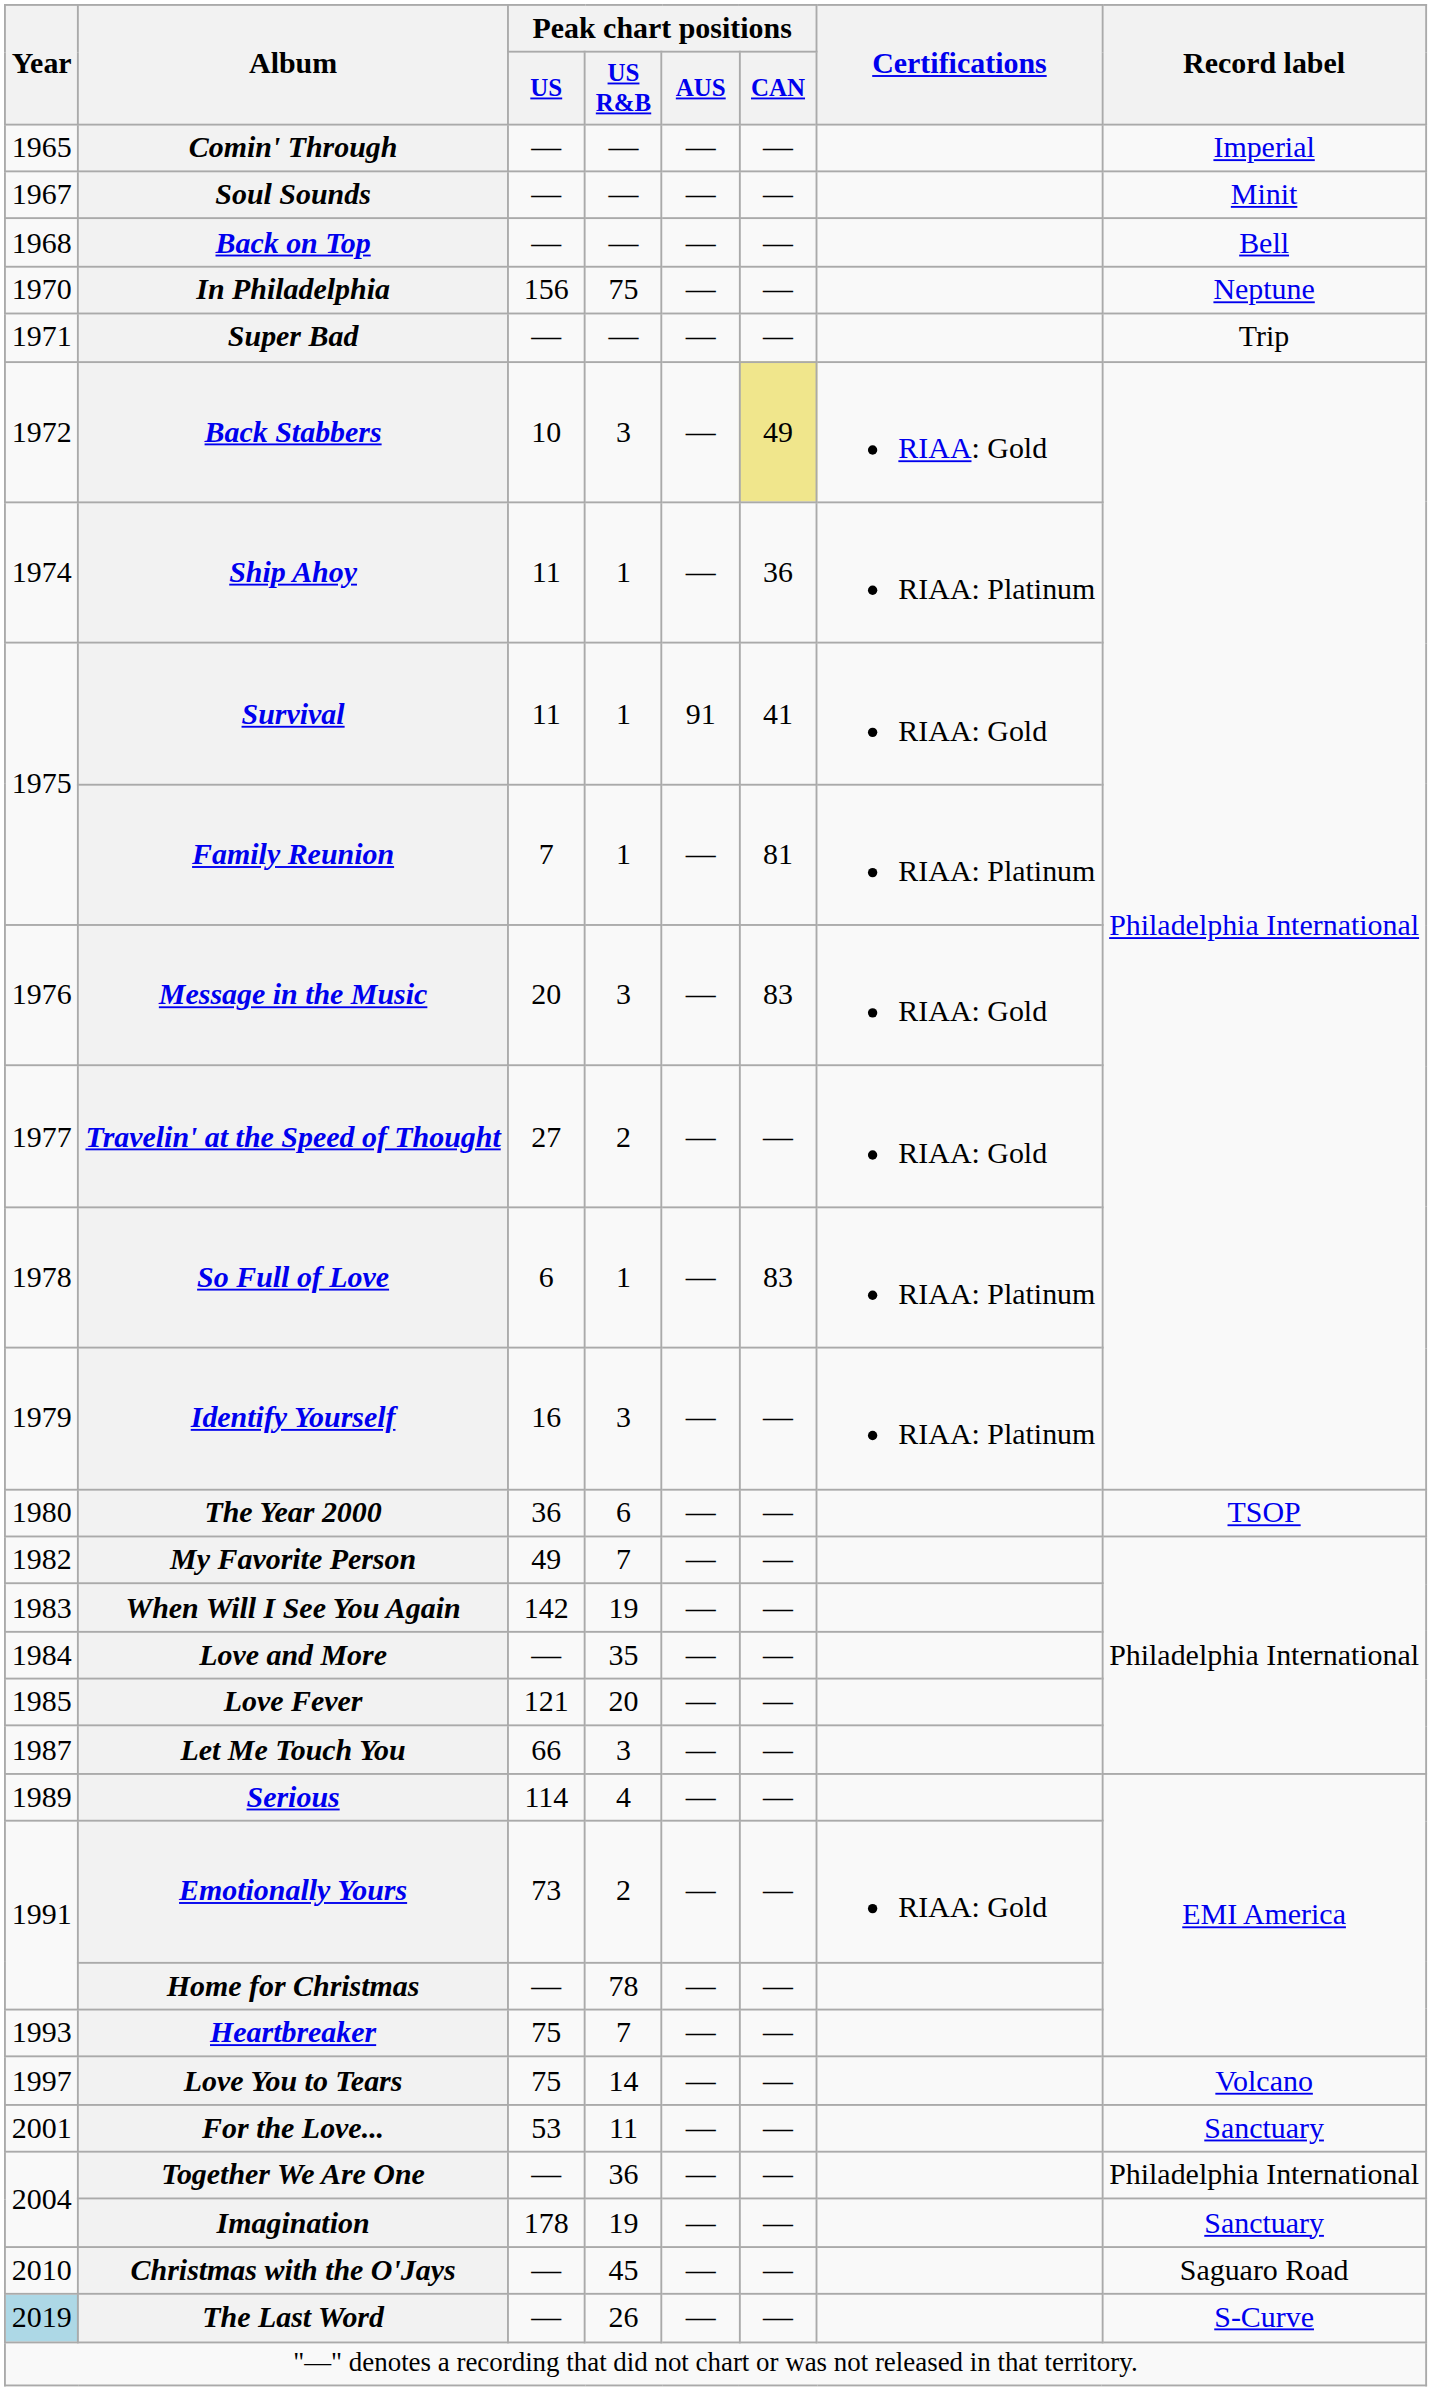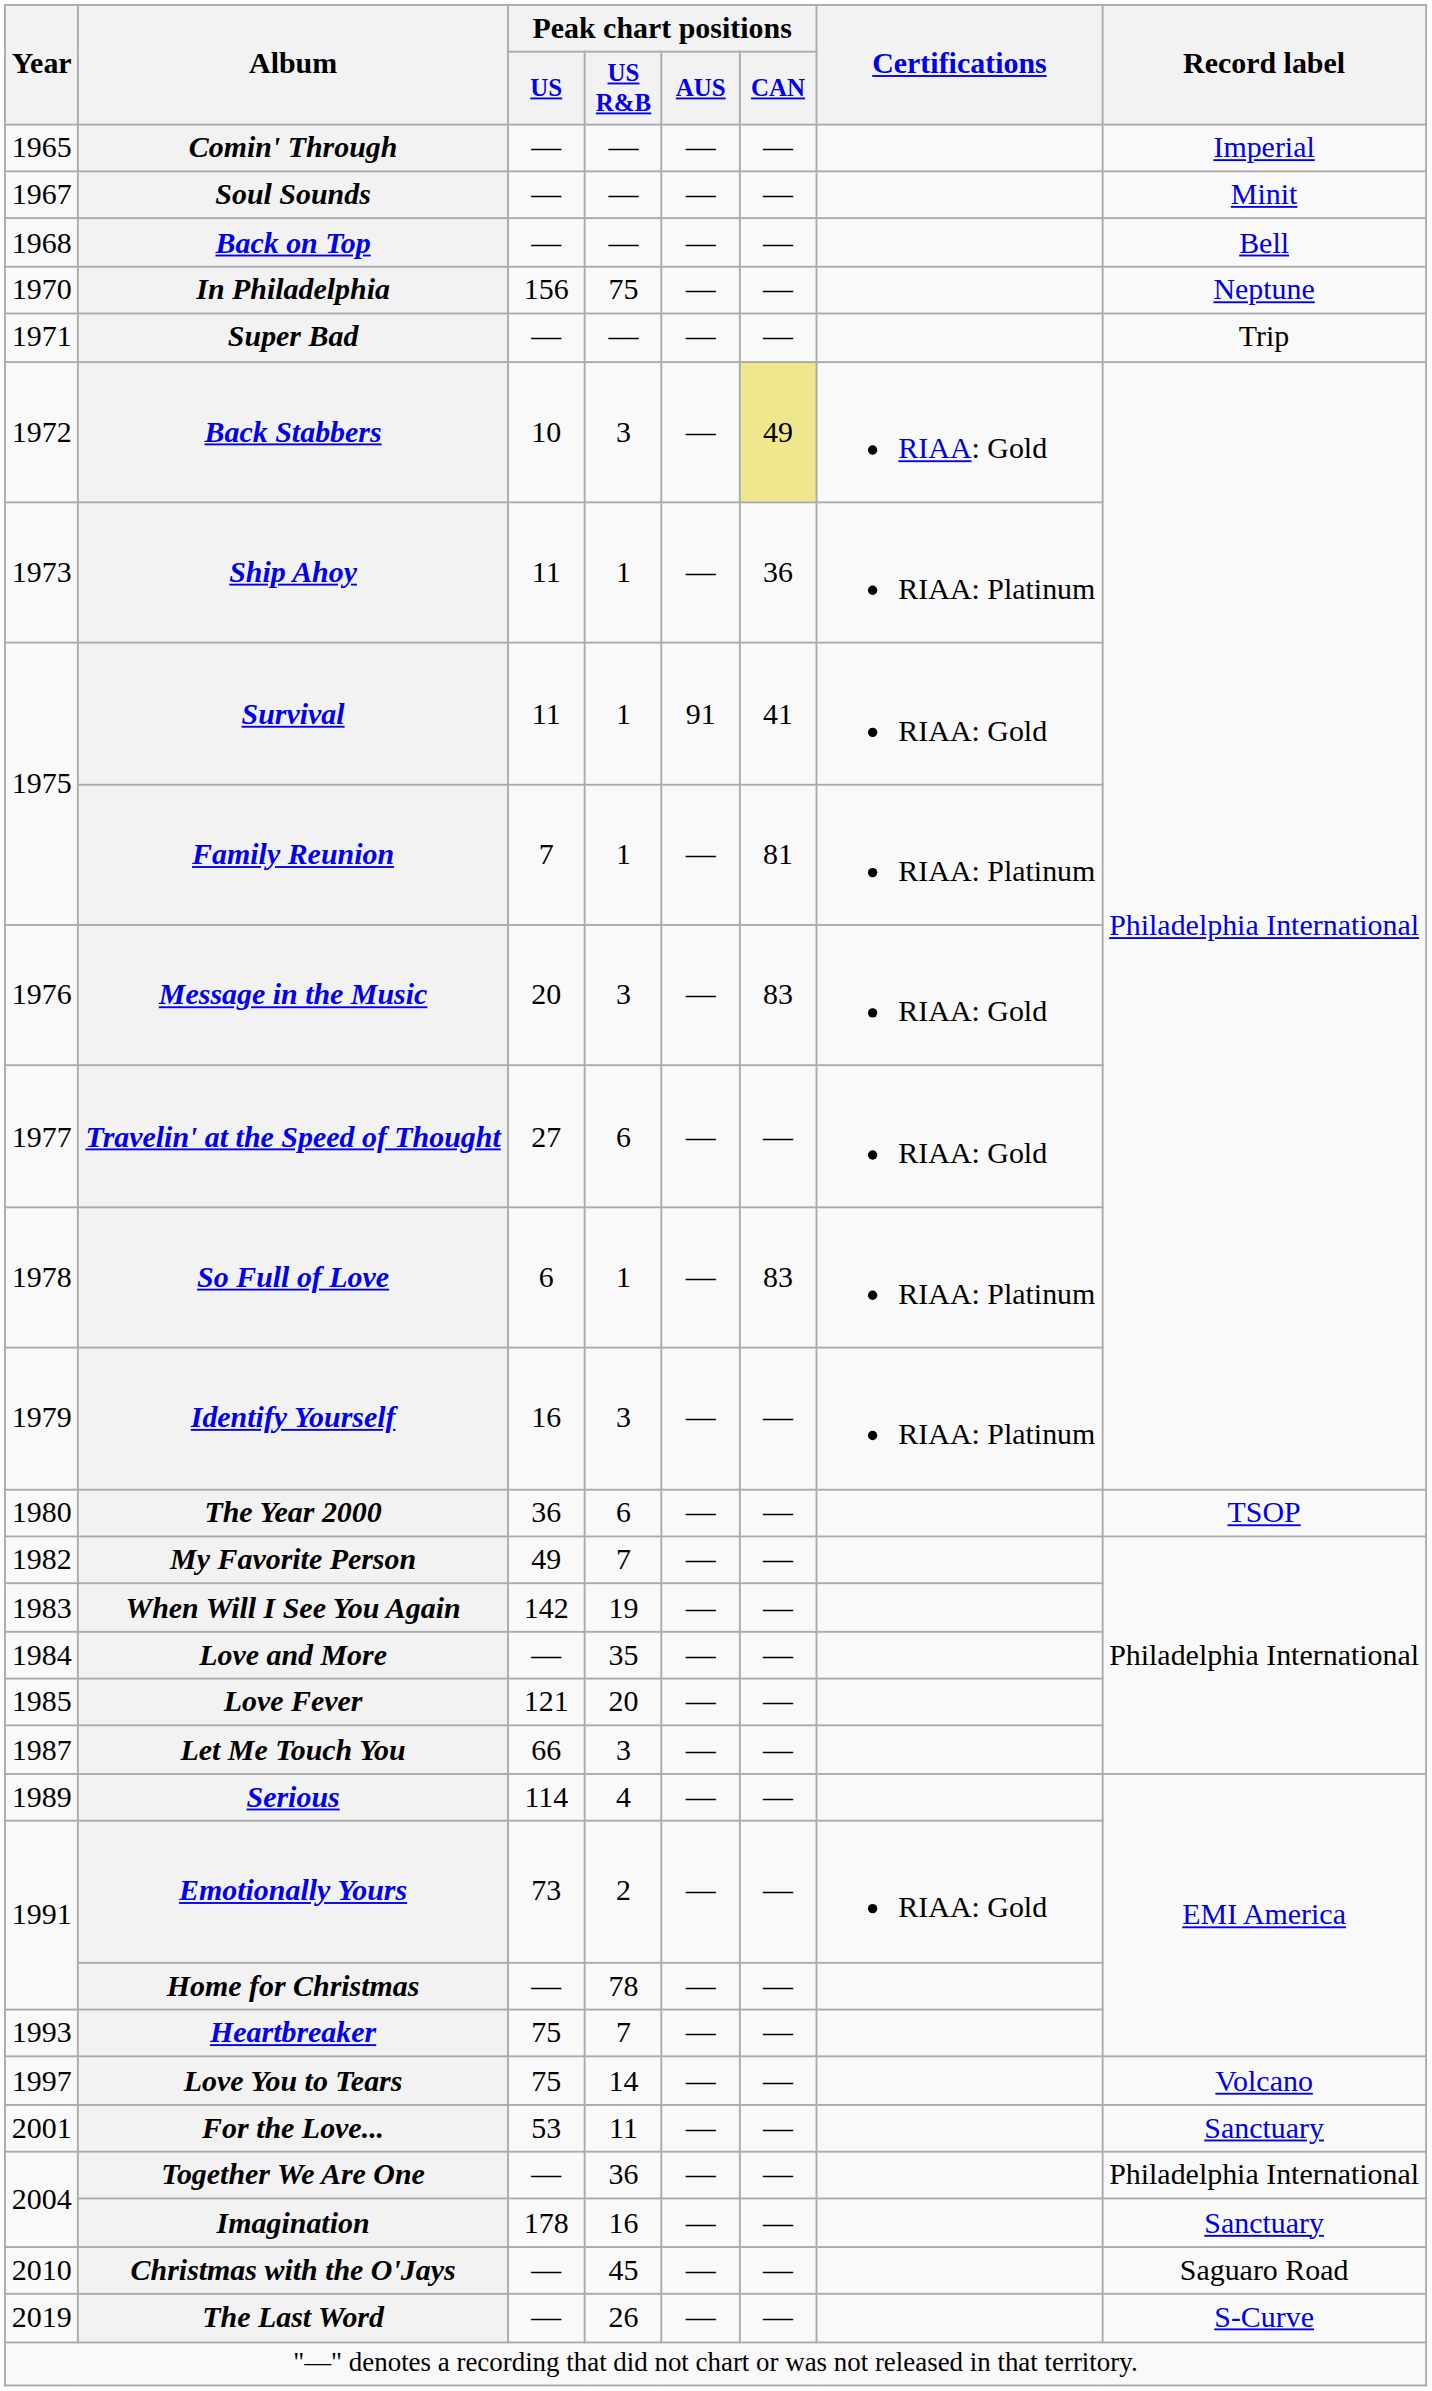(42, 572) 1974 -> (42, 572) 1973
(624, 1136) 2 -> (624, 1136) 6
(624, 2222) 19 -> (624, 2222) 16
(42, 2317) lightblue background -> (42, 2317) no background
